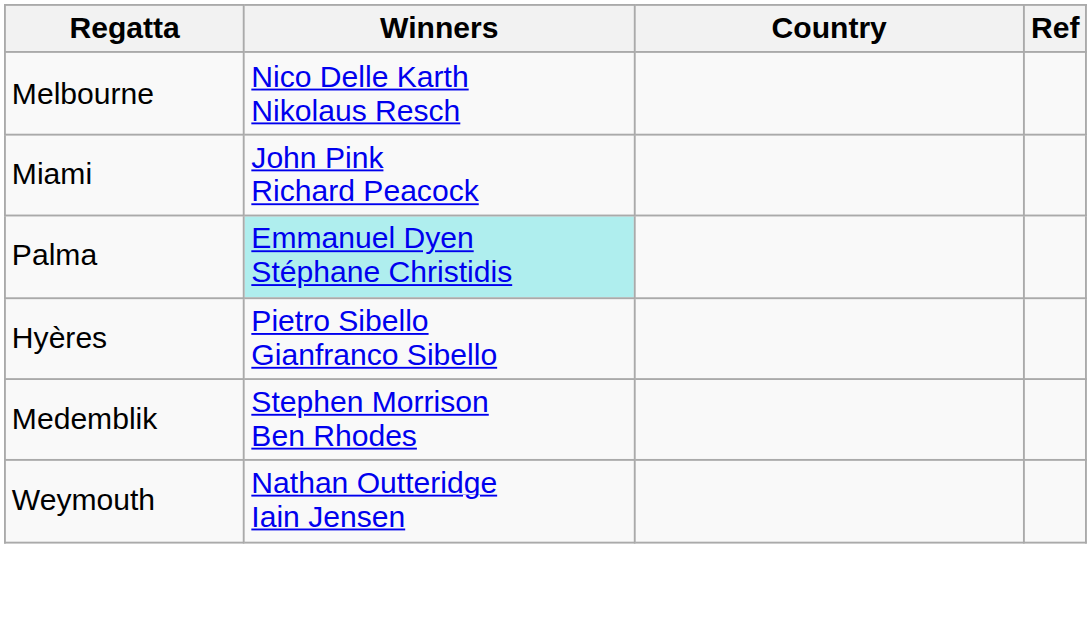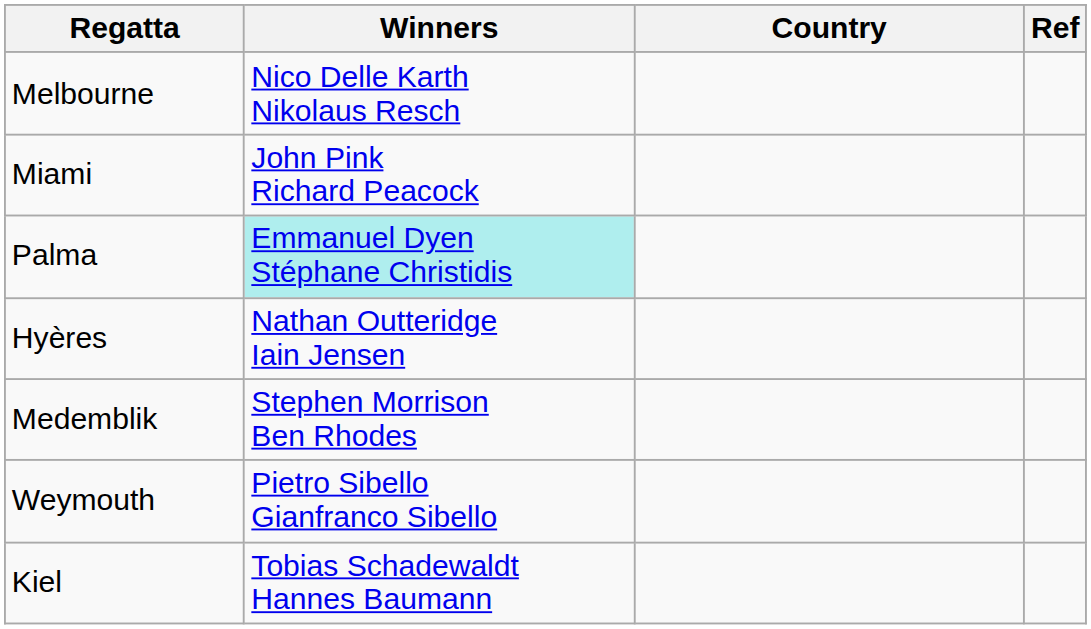(374, 337) Pietro Sibello Gianfranco Sibello -> (374, 337) Nathan Outteridge Iain Jensen
(374, 500) Nathan Outteridge Iain Jensen -> (374, 500) Pietro Sibello Gianfranco Sibello
+ row: (37, 582)
